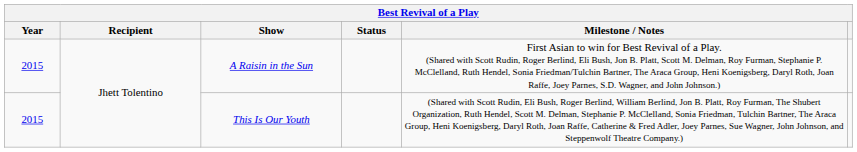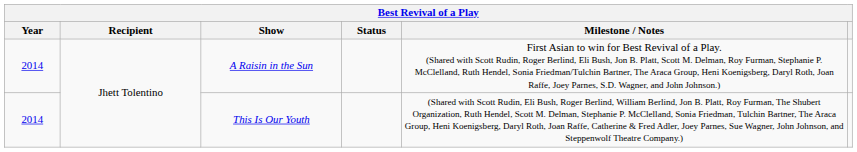(32, 65) 2015 -> (32, 65) 2014
(32, 119) 2015 -> (32, 119) 2014
